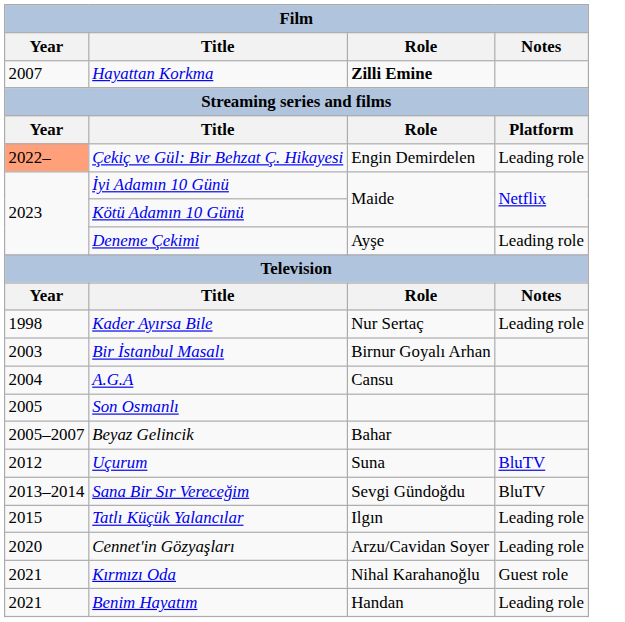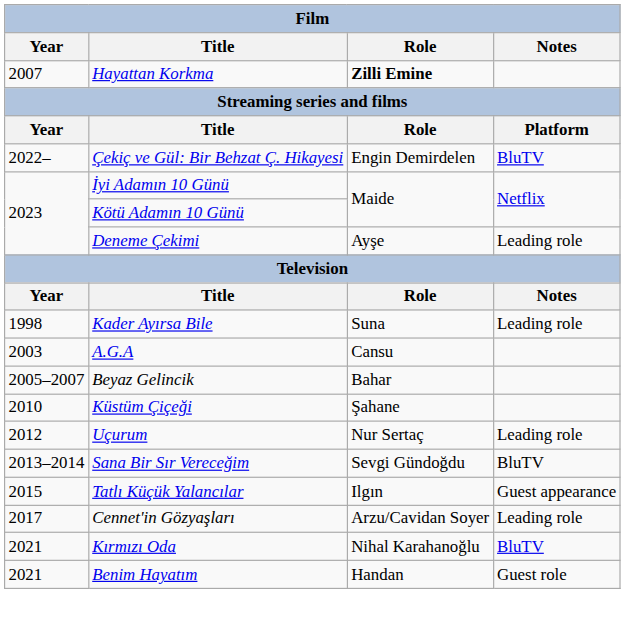(30, 157) lightsalmon background -> (30, 157) no background
(541, 157) Leading role -> (520, 157) BluTV
(387, 324) Nur Sertaç -> (368, 324) Suna
- row: (158, 352)
(25, 380) 2004 -> (25, 352) 2003
- row: (135, 407)
+ row: (142, 407)
(368, 463) Suna -> (387, 435) Nur Sertaç
(522, 463) BluTV -> (540, 435) Leading role
(541, 518) Leading role -> (557, 491) Guest appearance
(25, 546) 2020 -> (25, 518) 2017
(533, 574) Guest role -> (520, 546) BluTV
(541, 602) Leading role -> (532, 574) Guest role
